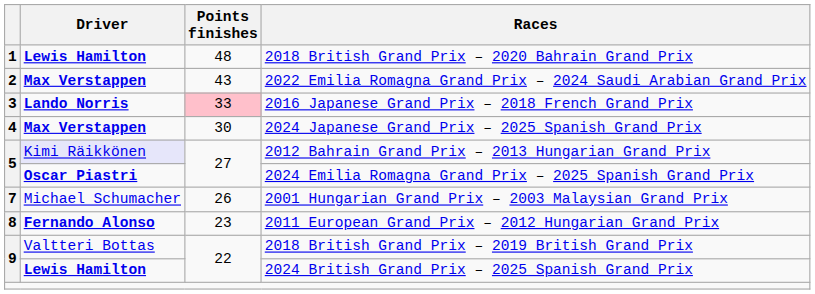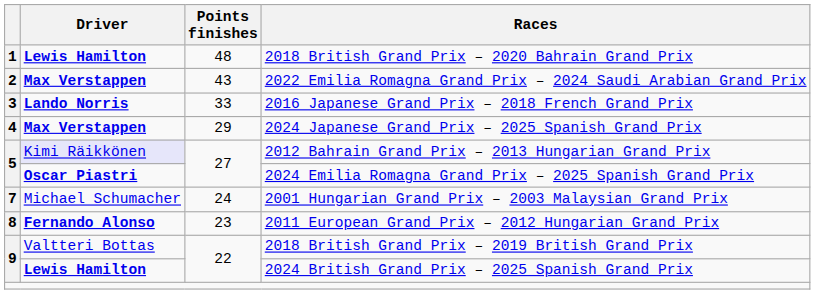(223, 104) pink background -> (223, 104) no background
(223, 128) 30 -> (223, 128) 29
(223, 199) 26 -> (223, 199) 24
